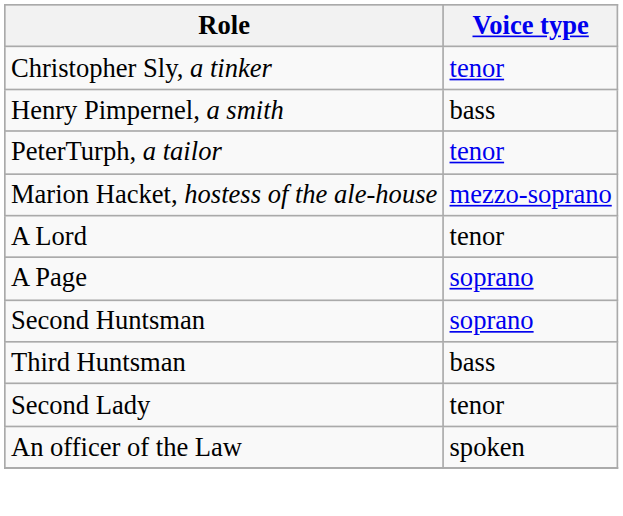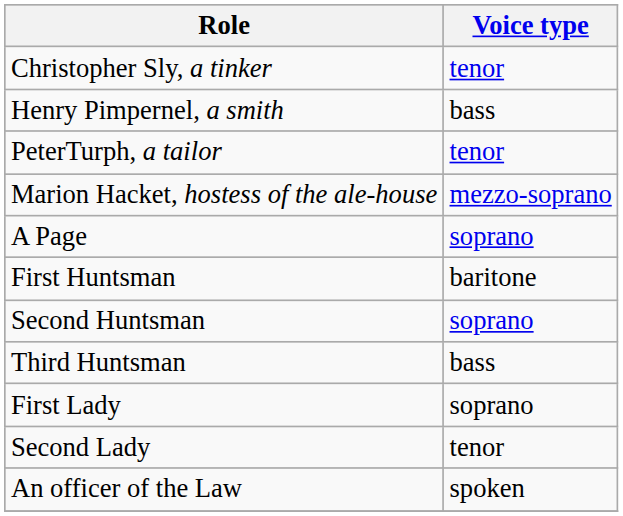- row: (49, 236)
+ row: (93, 278)
+ row: (66, 404)
